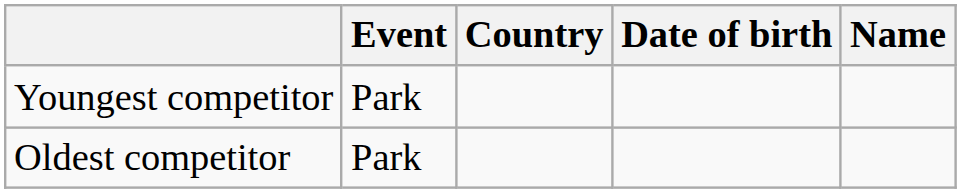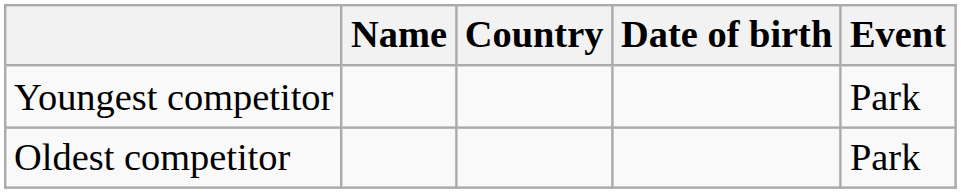columns swapped: (898, 34) <-> (399, 34)
